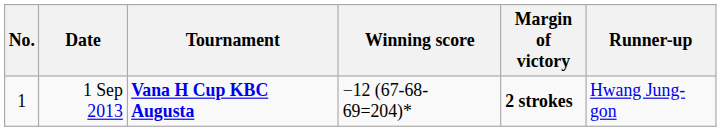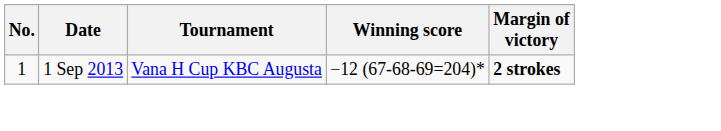- column: (651, 40)
(200, 101) bold -> (227, 69) normal
